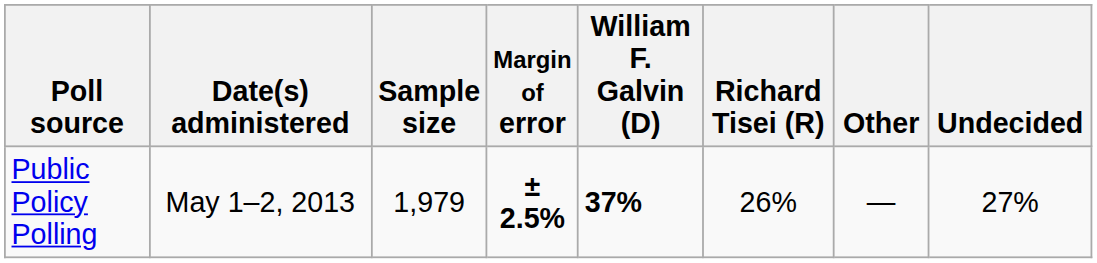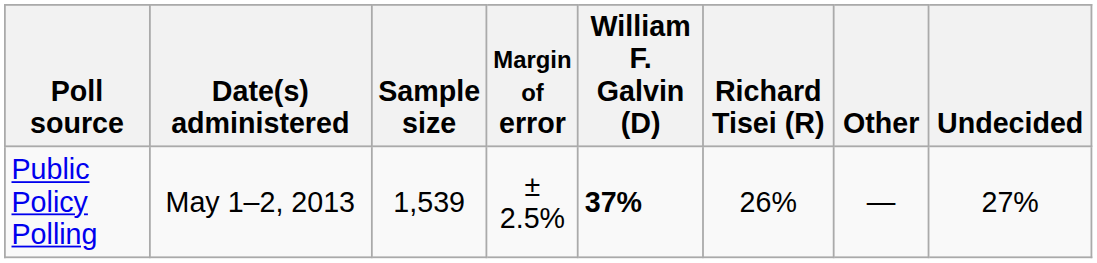(429, 201) 1,979 -> (429, 201) 1,539
(532, 201) bold -> (532, 201) normal
